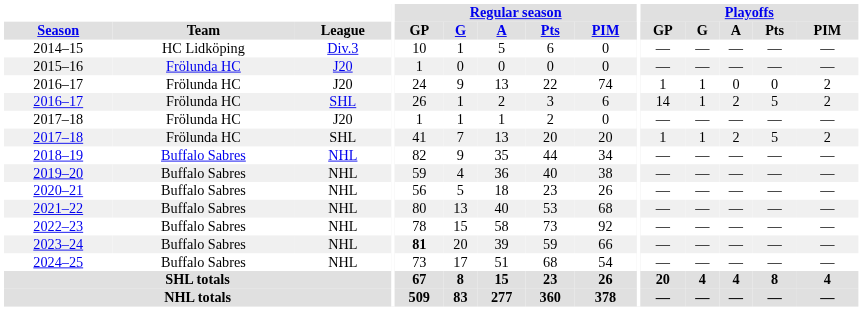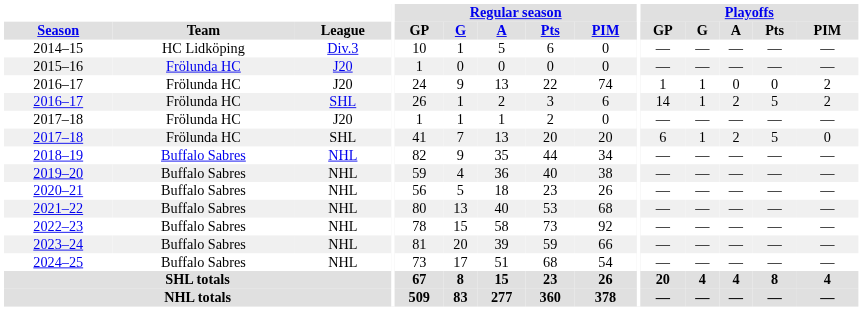(663, 137) 1 -> (663, 137) 6
(827, 137) 2 -> (827, 137) 0
(419, 244) bold -> (419, 244) normal
